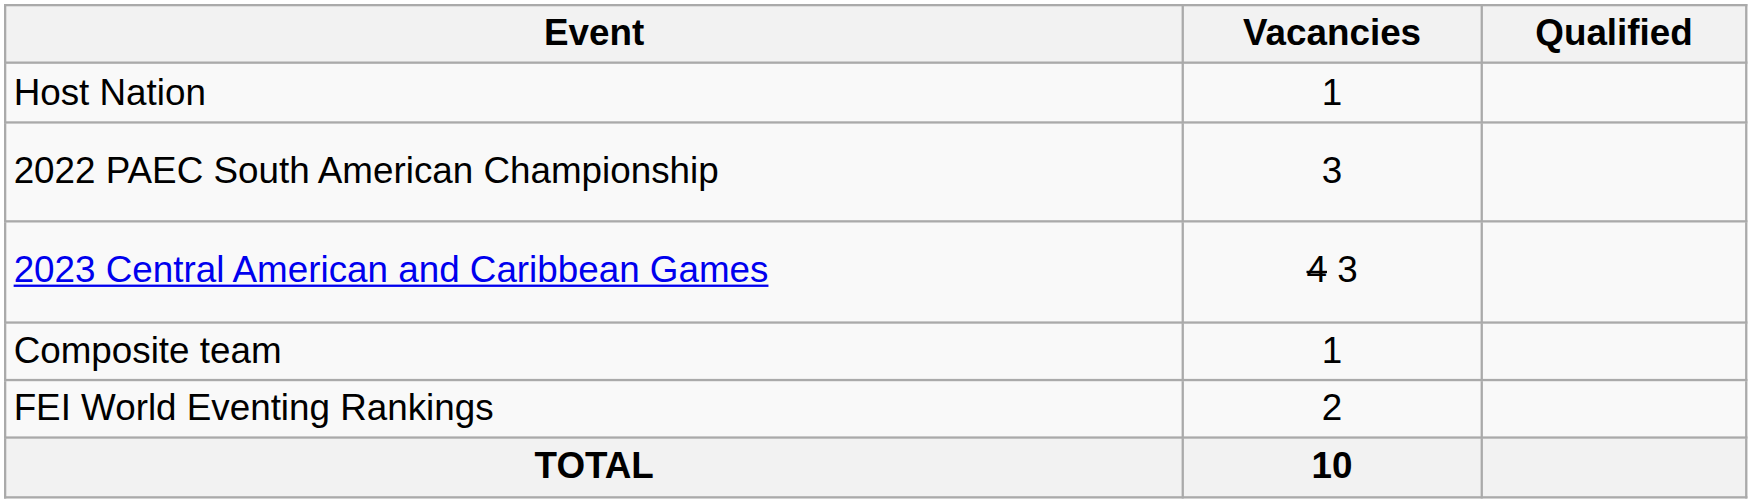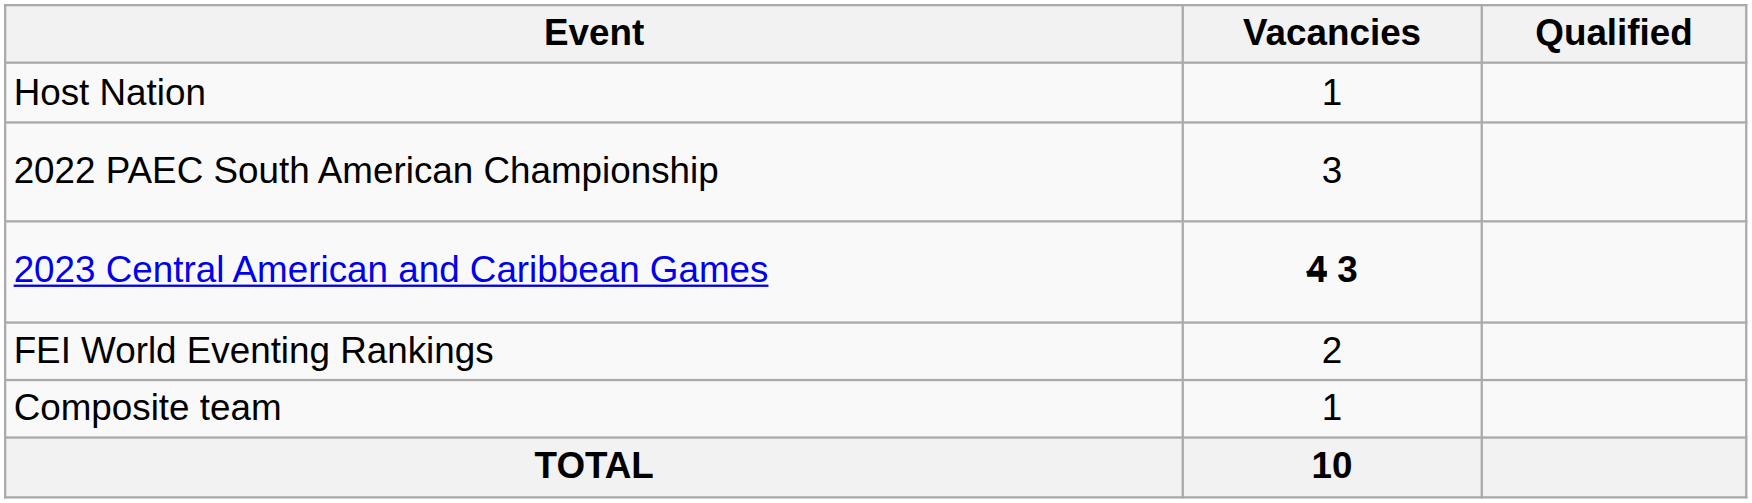(1332, 270) normal -> (1332, 270) bold
rows swapped: (254, 408) <-> (148, 349)
